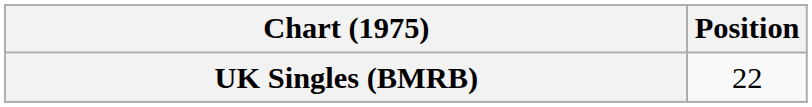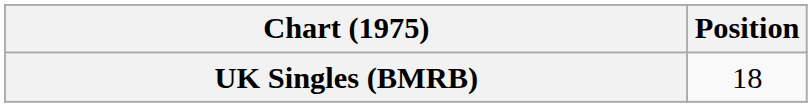(747, 76) 22 -> (747, 76) 18
